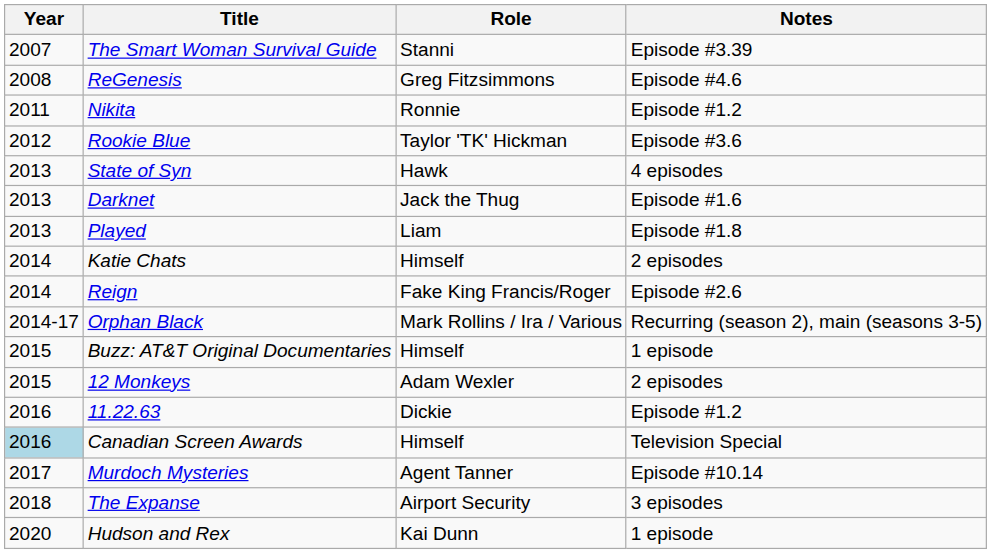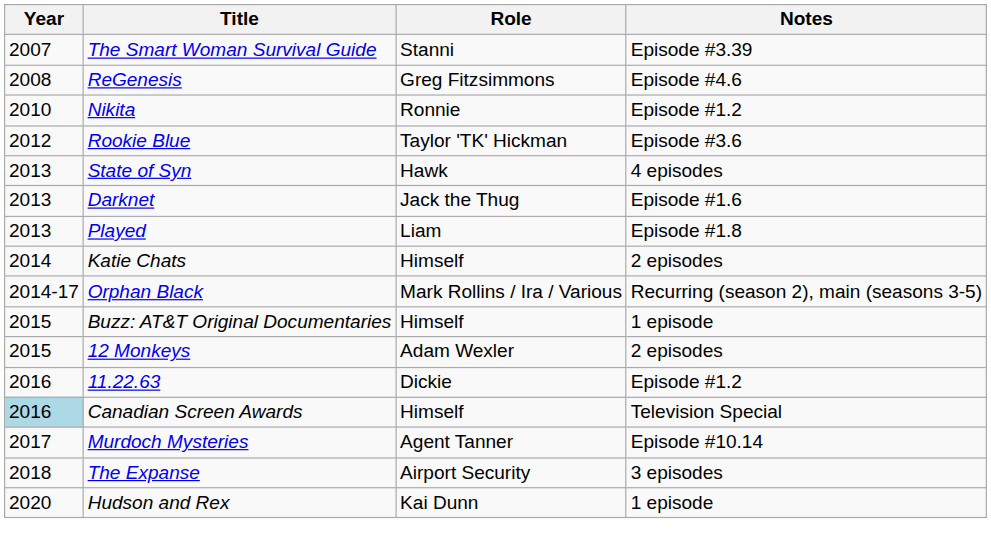(29, 110) 2011 -> (30, 110) 2010
- row: (113, 291)
